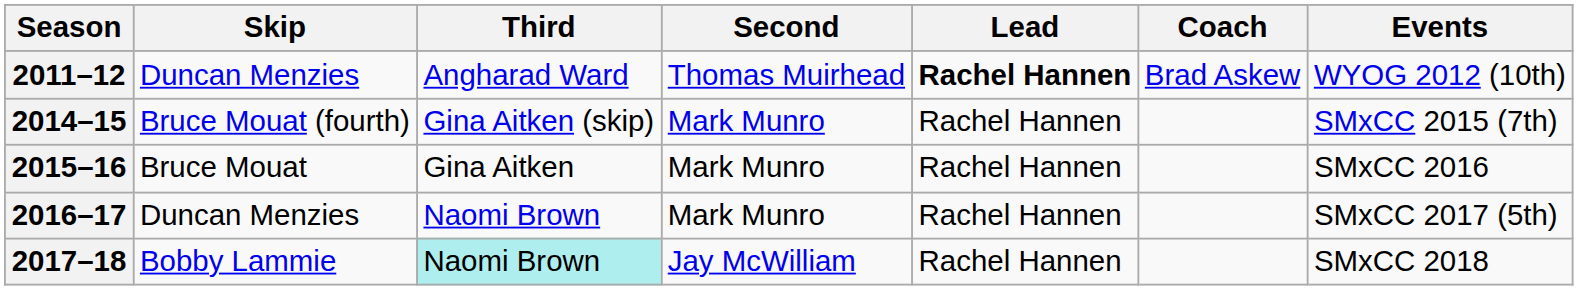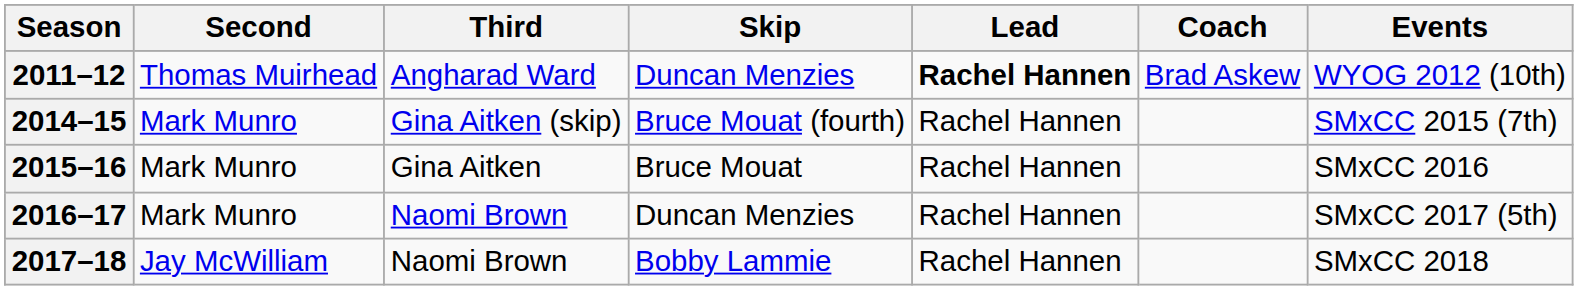columns swapped: (275, 27) <-> (786, 27)
(512, 261) paleturquoise background -> (479, 261) no background
